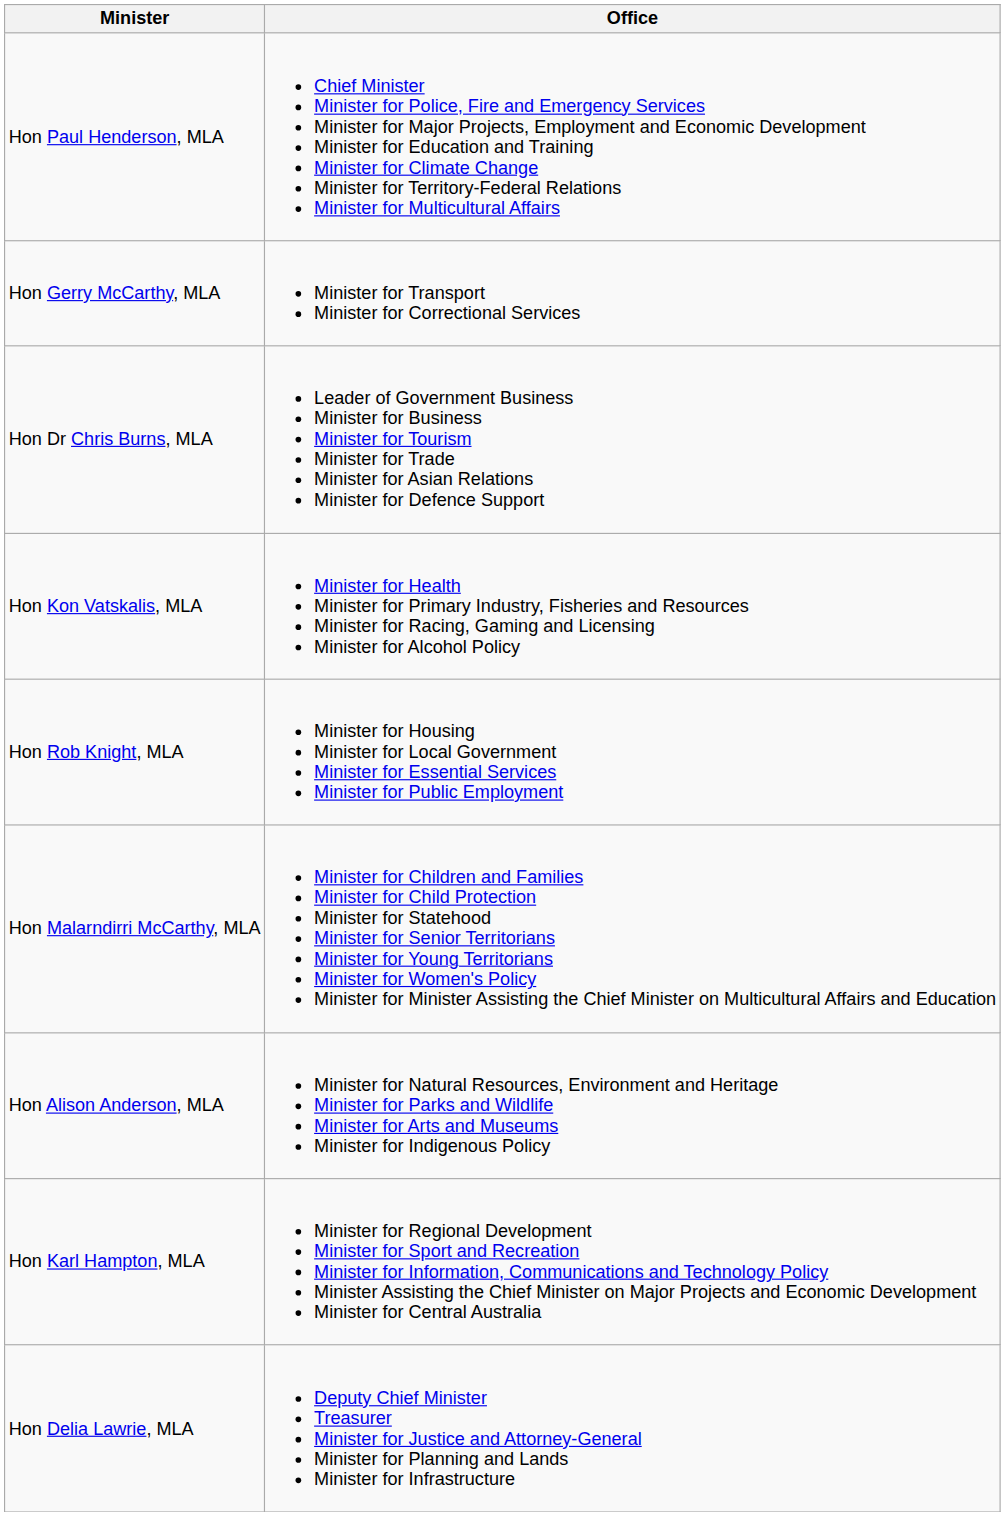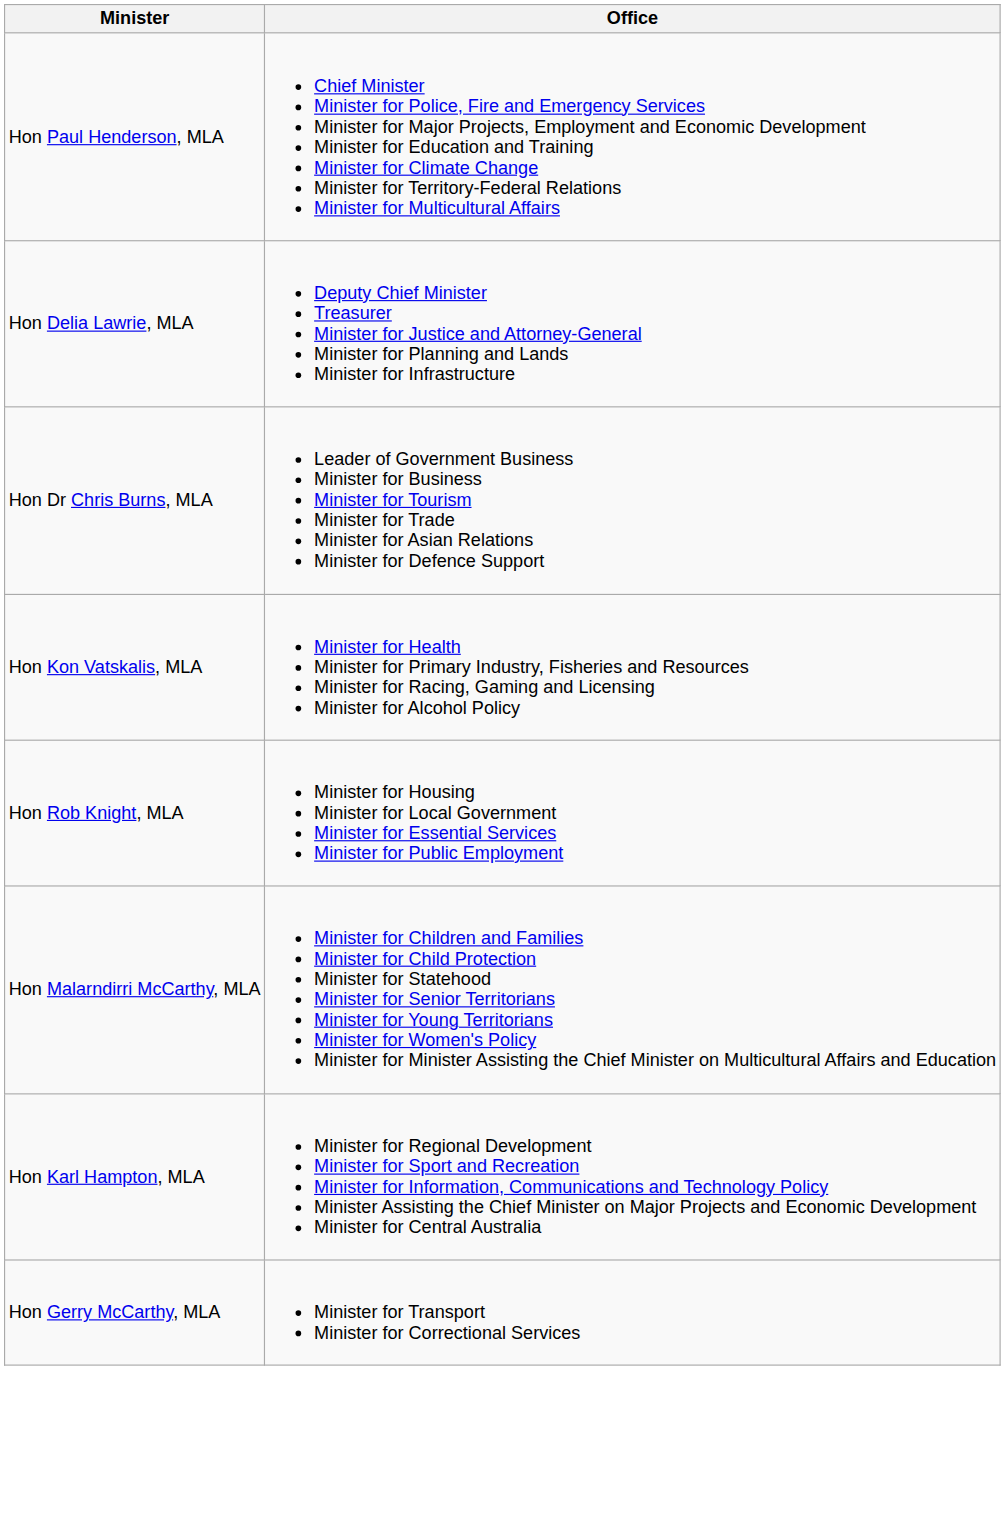rows swapped: (101, 1428) <-> (115, 293)
- row: (116, 1105)
